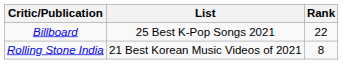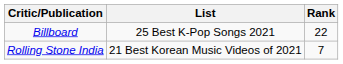(321, 50) 8 -> (321, 50) 7
